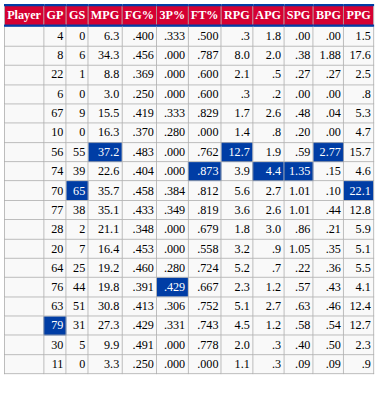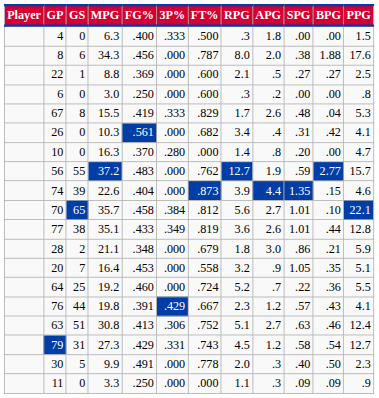(82, 113) 9 -> (82, 113) 8
+ row: (57, 132)
(175, 267) .280 -> (175, 287) .000
